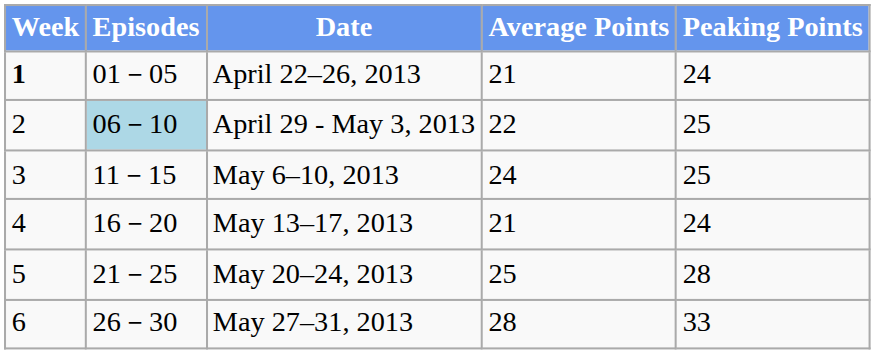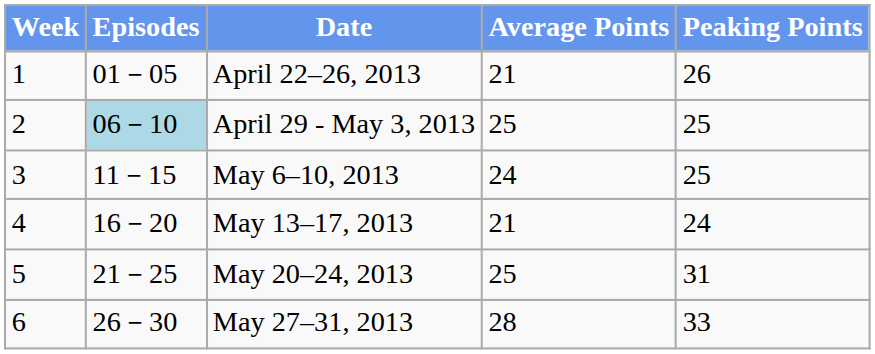(19, 74) bold -> (19, 74) normal
(697, 74) 24 -> (697, 74) 26
(503, 124) 22 -> (503, 124) 25
(697, 273) 28 -> (697, 273) 31
